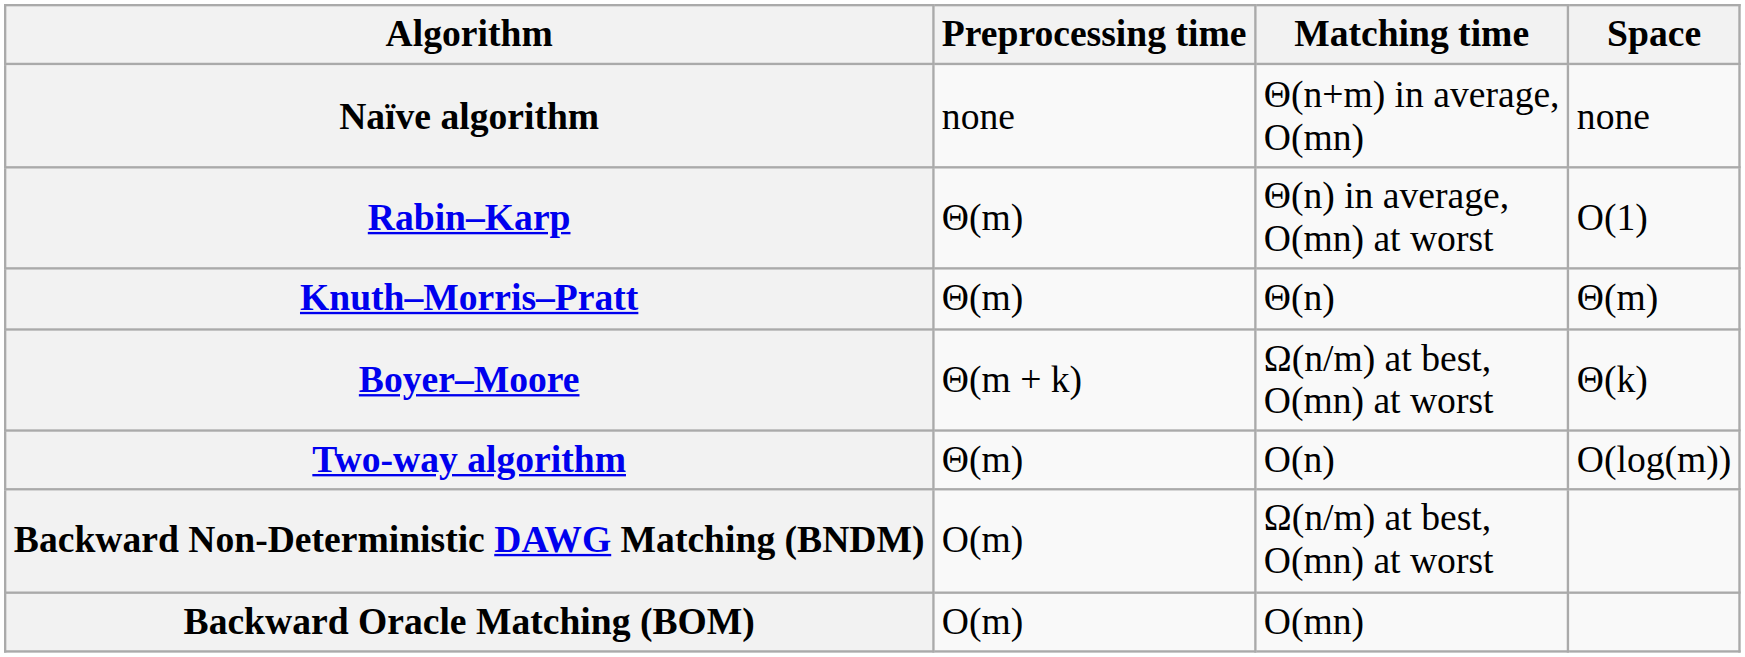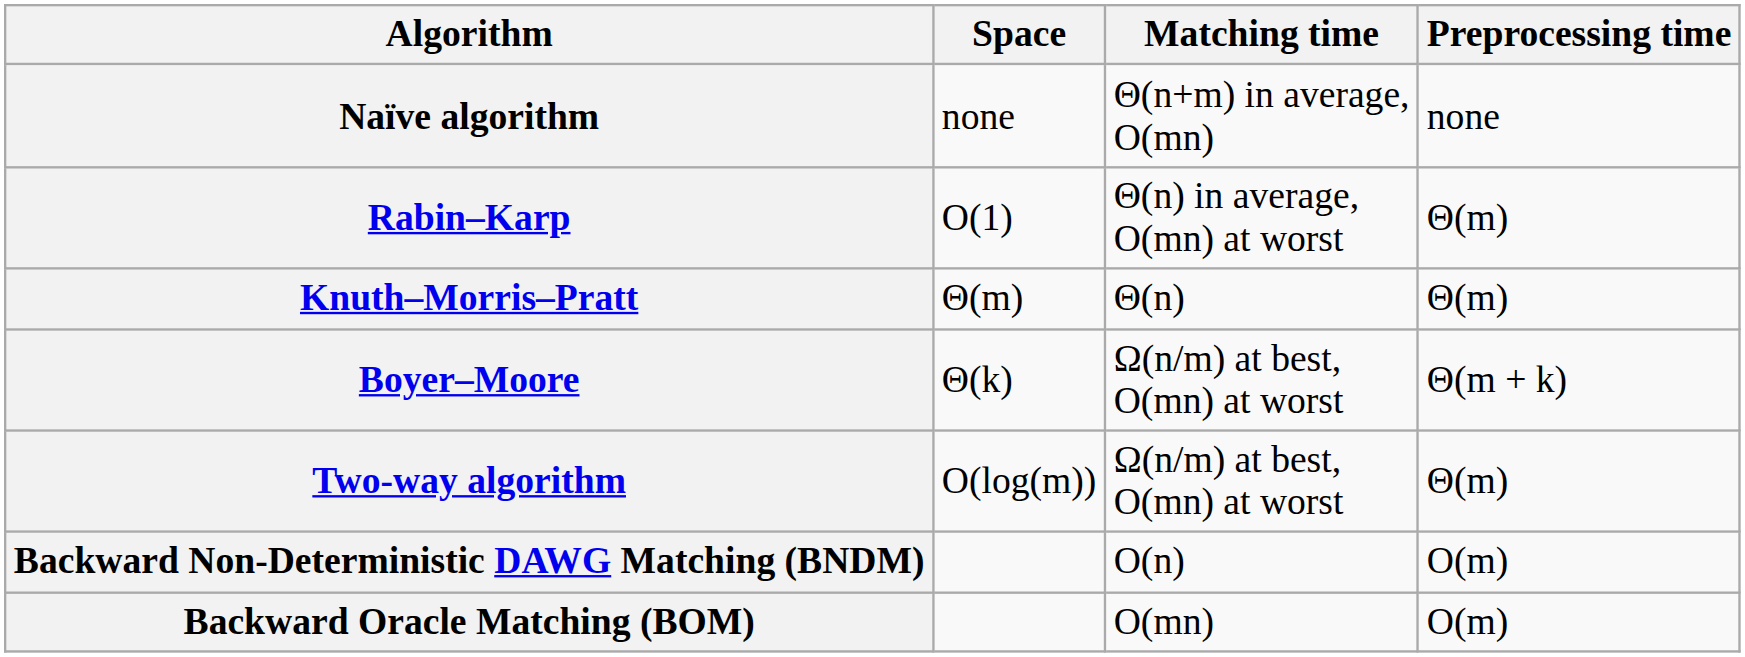columns swapped: (1094, 34) <-> (1654, 34)
(1299, 459) O(n) -> (1229, 480) Ω(n/m) at best, O(mn) at worst
(1379, 540) Ω(n/m) at best, O(mn) at worst -> (1149, 561) O(n)
